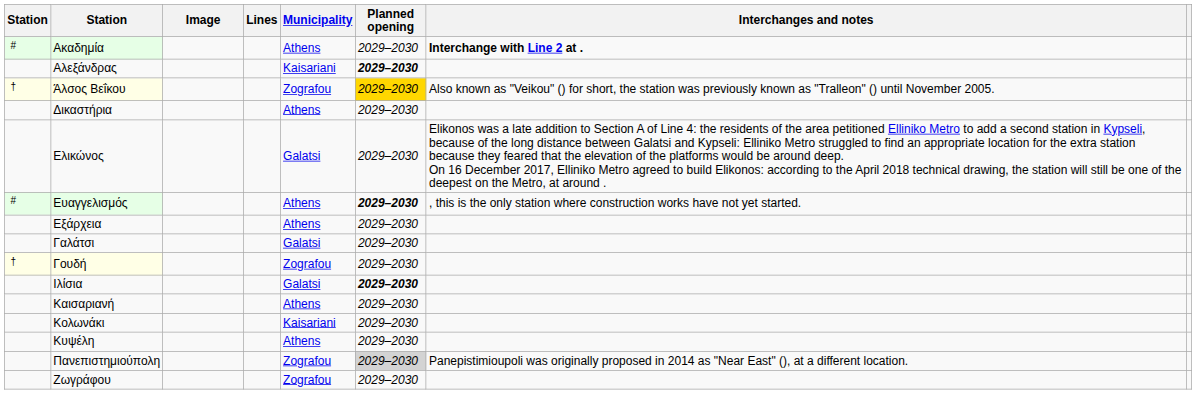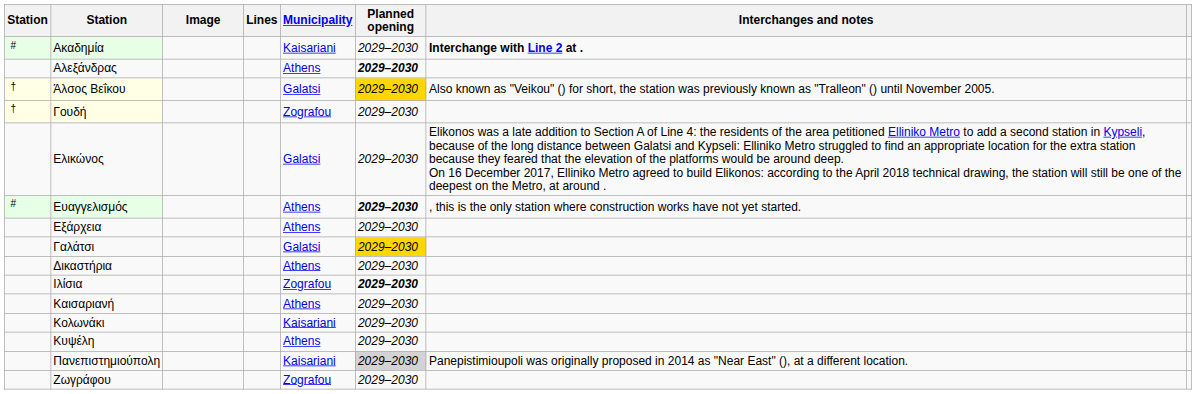(302, 48) Athens -> (309, 48) Kaisariani
(309, 68) Kaisariani -> (302, 68) Athens
(307, 89) Zografou -> (302, 89) Galatsi
rows swapped: (83, 110) <-> (70, 264)
(388, 243) no background -> (388, 246) gold background
(302, 284) Galatsi -> (307, 284) Zografou
(307, 360) Zografou -> (309, 360) Kaisariani
